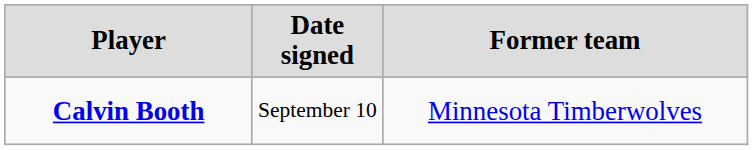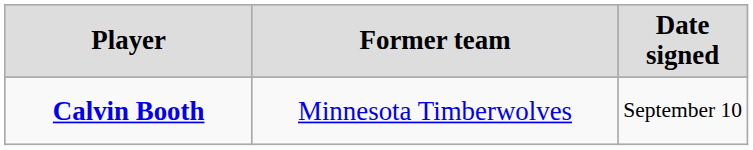columns swapped: (317, 40) <-> (565, 40)
